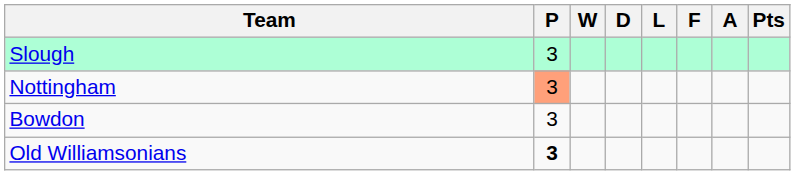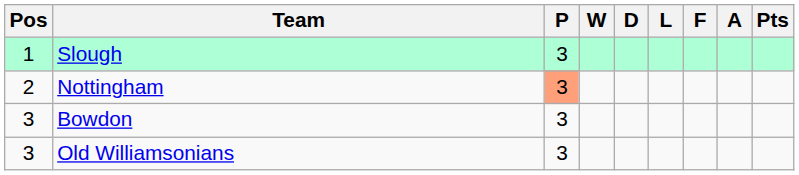+ column: (29, 20)
(552, 152) bold -> (562, 152) normal
